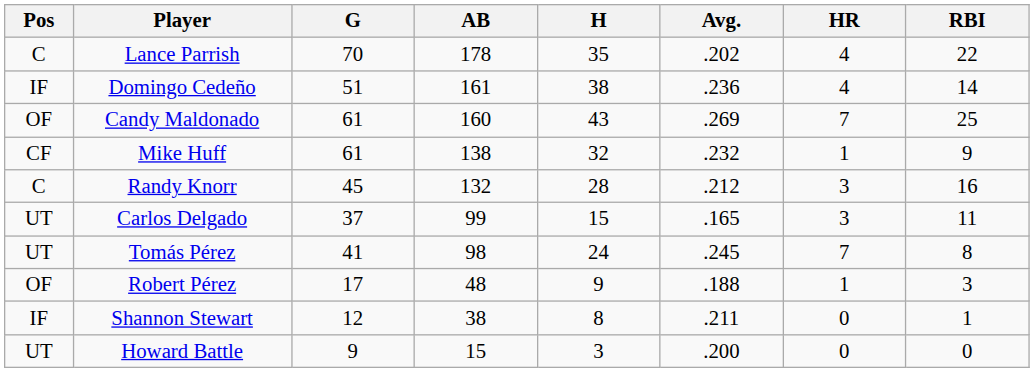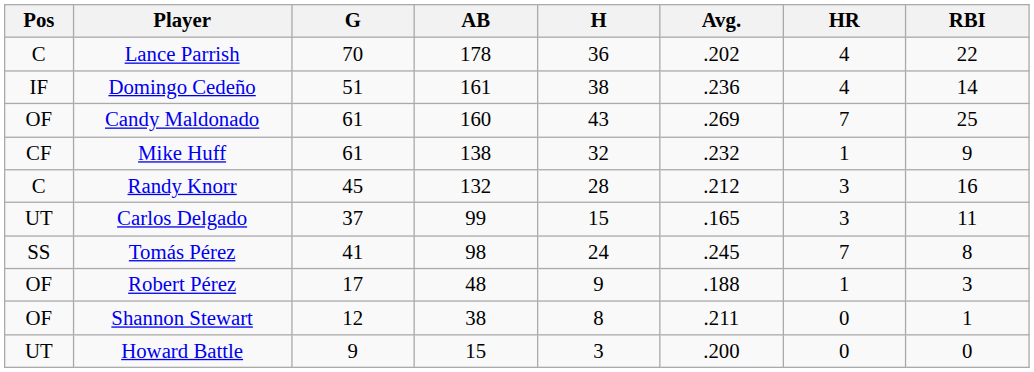(599, 53) 35 -> (599, 53) 36
(39, 251) UT -> (39, 251) SS
(39, 317) IF -> (39, 317) OF
